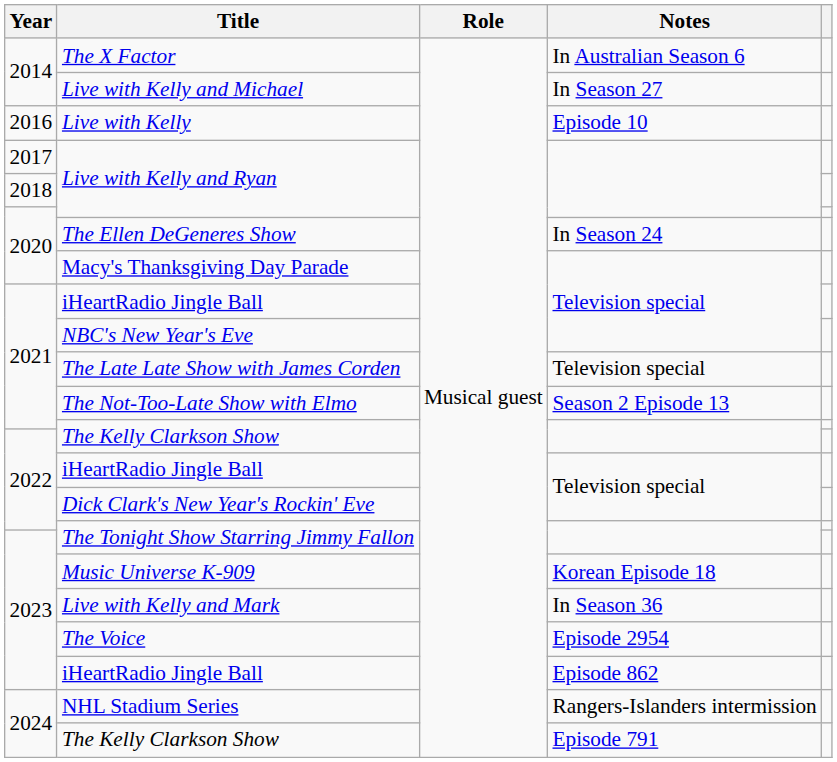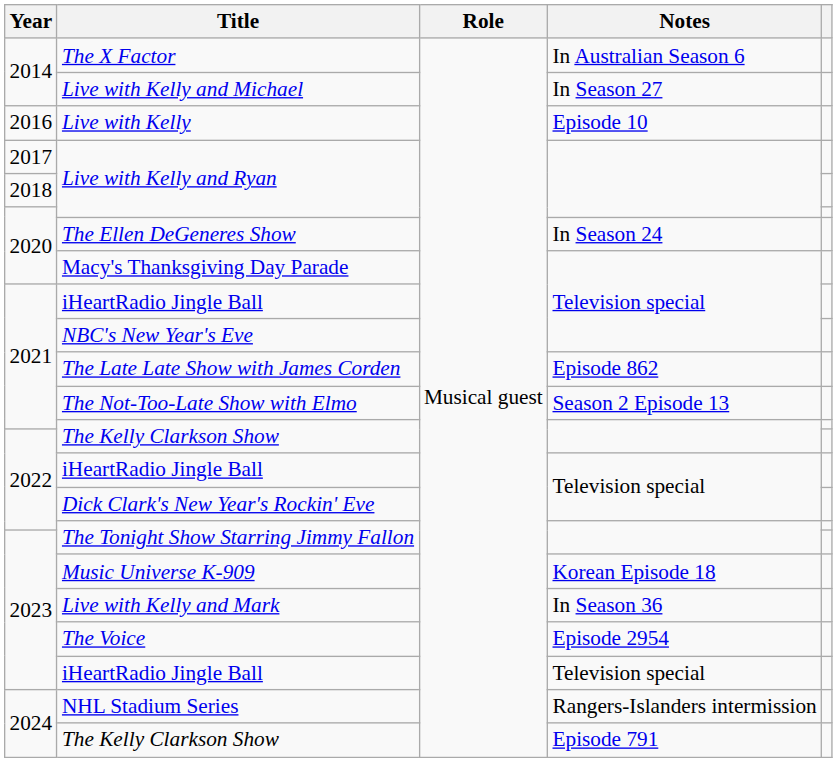(629, 368) Television special -> (605, 368) Episode 862
(605, 672) Episode 862 -> (629, 672) Television special
